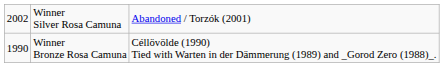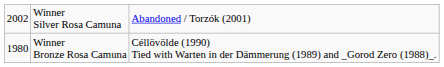(18, 48) 1990 -> (18, 48) 1980
